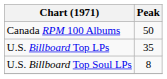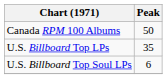(148, 64) 8 -> (148, 64) 6
